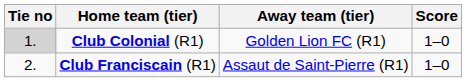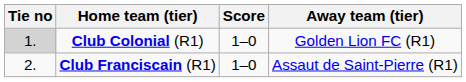columns swapped: (437, 16) <-> (316, 16)
